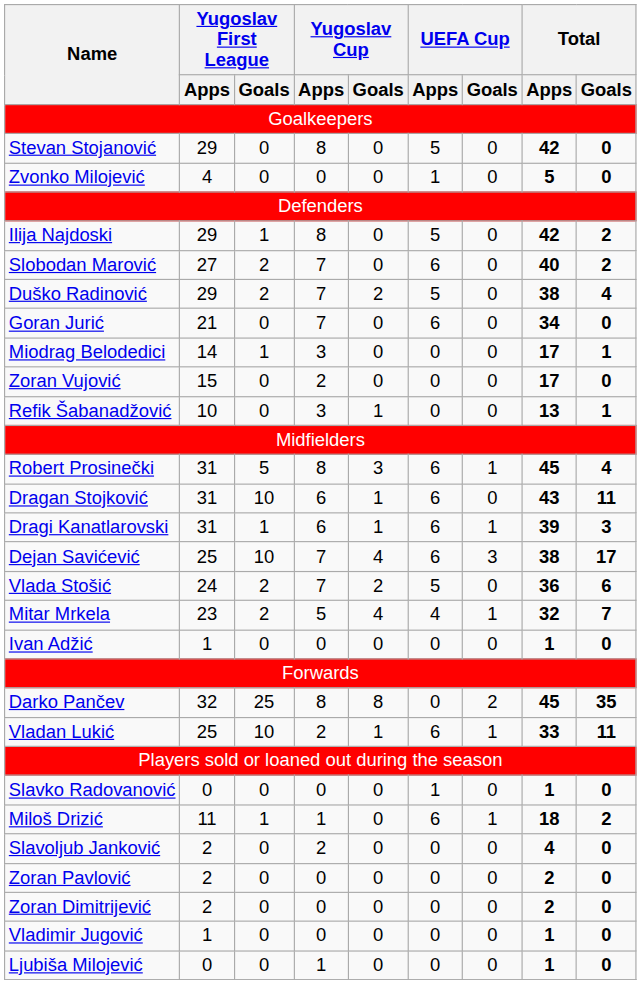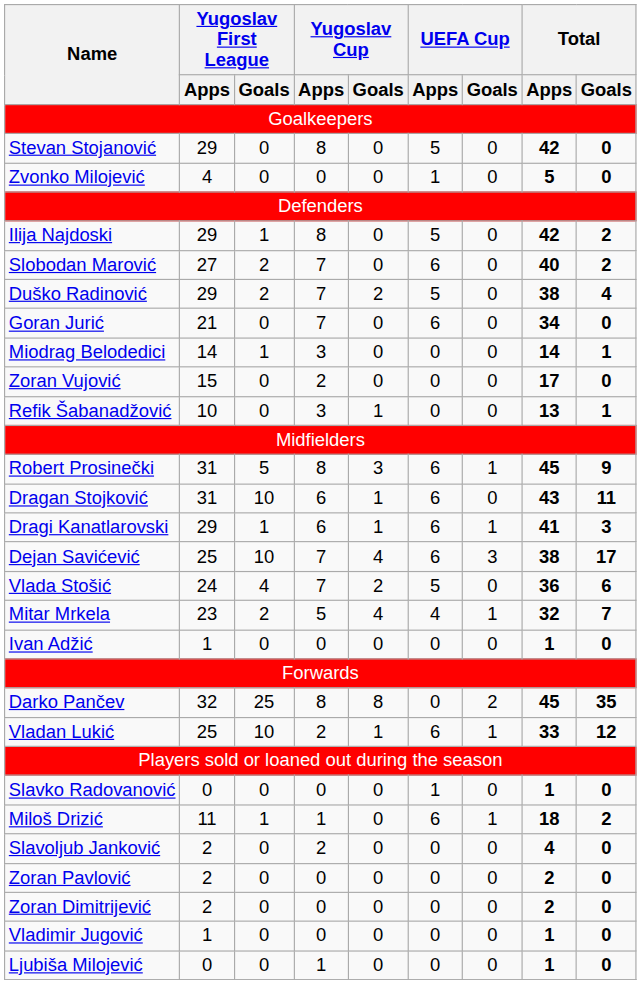(549, 352) 17 -> (549, 352) 14
(606, 469) 4 -> (606, 469) 9
(207, 527) 31 -> (207, 527) 29
(549, 527) 39 -> (549, 527) 41
(264, 585) 2 -> (264, 585) 4
(606, 731) 11 -> (606, 731) 12
